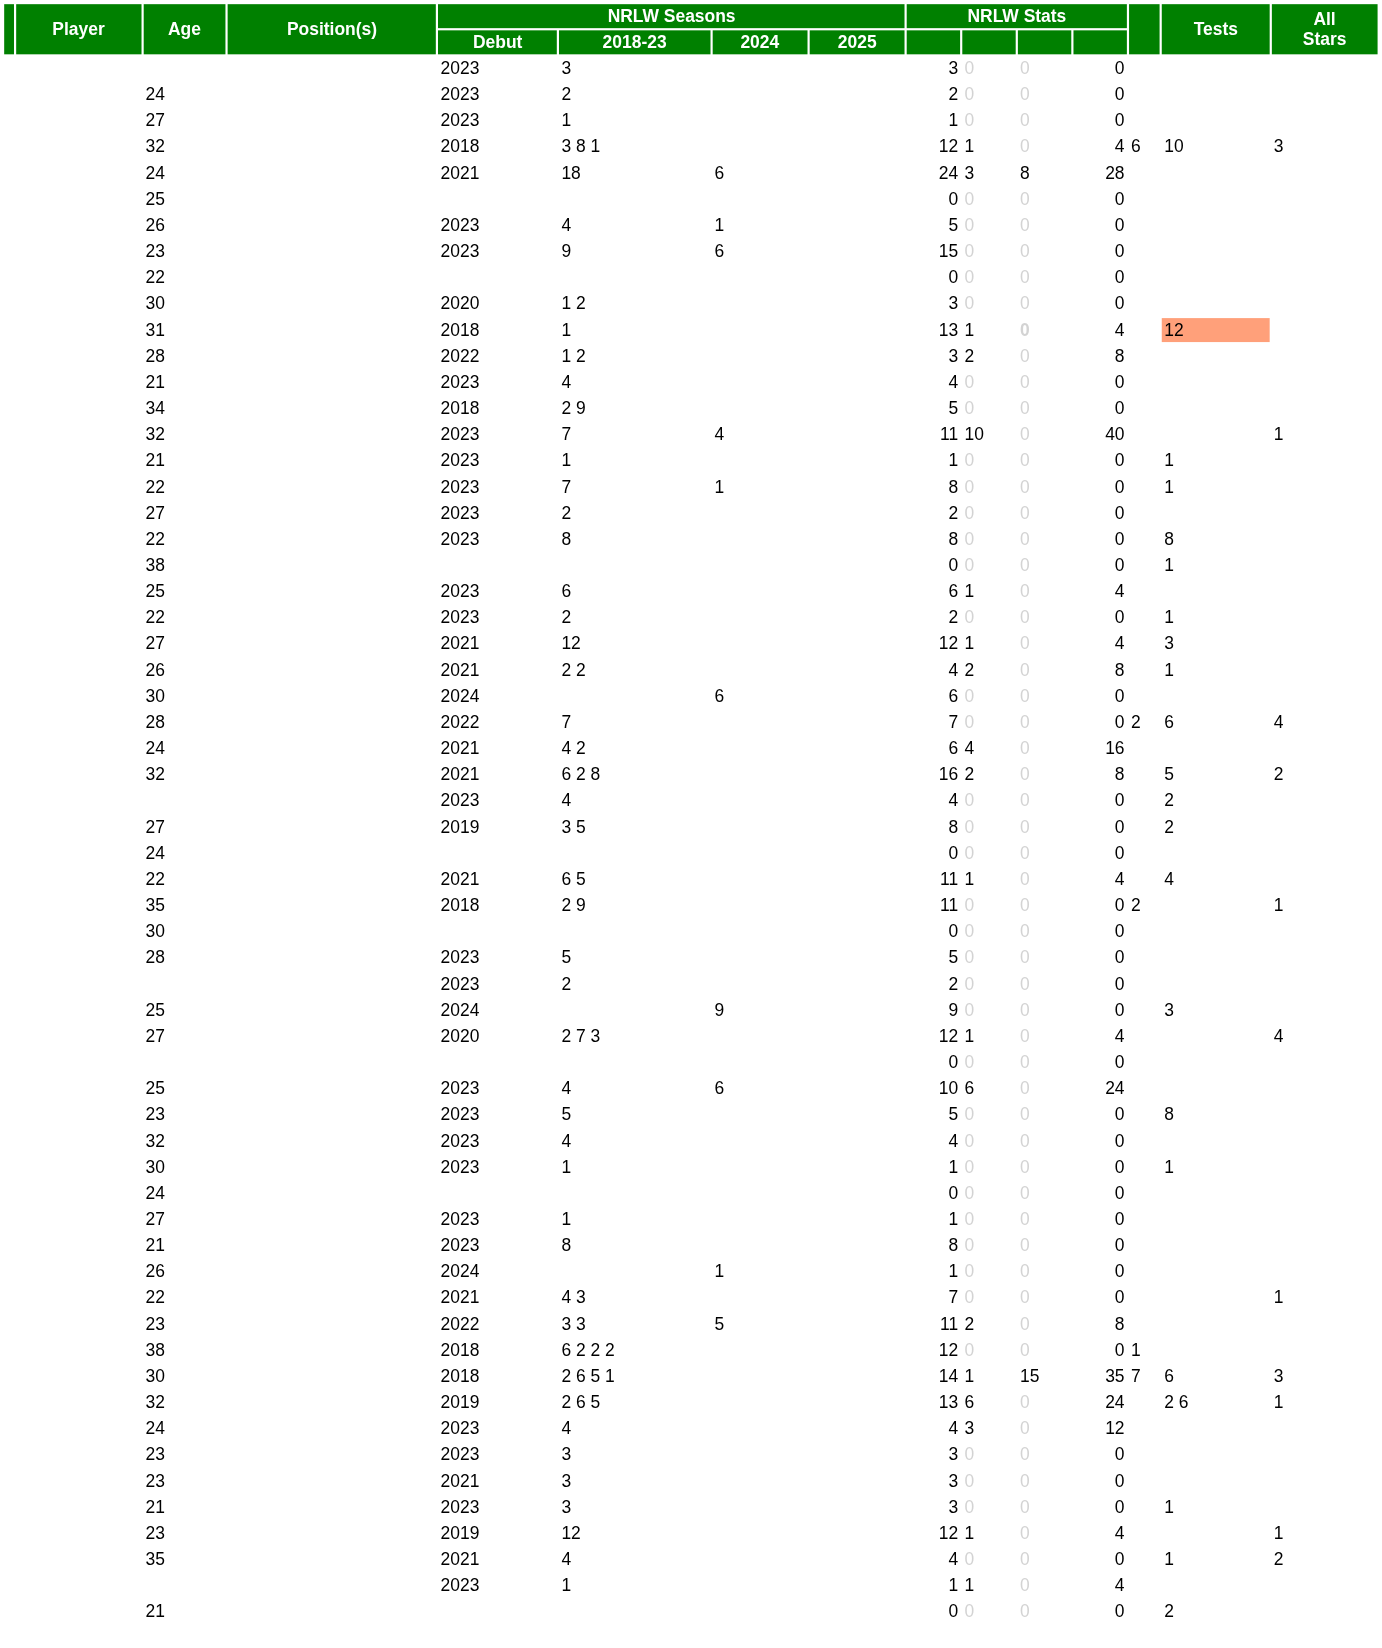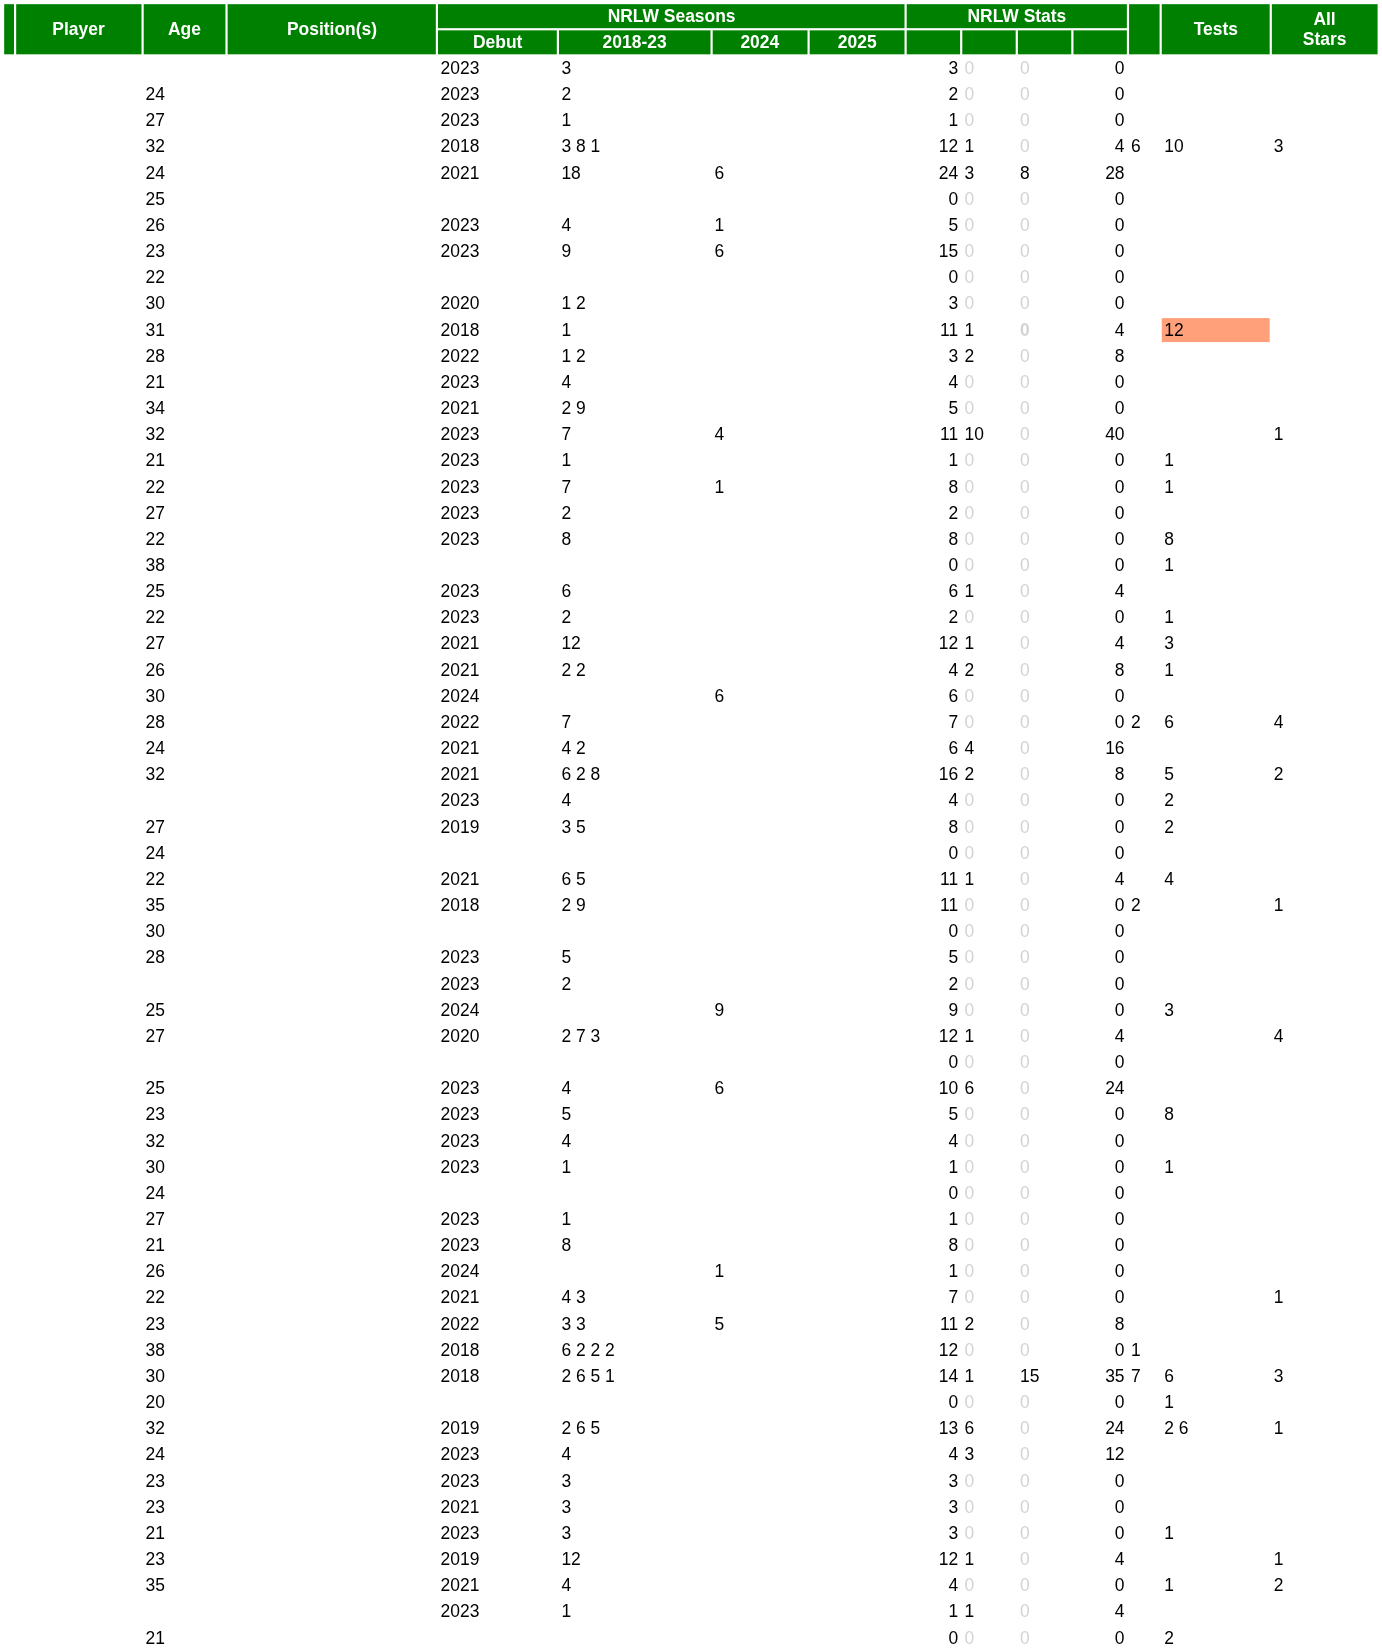(948, 330) 13 -> (949, 330) 11
(460, 408) 2018 -> (460, 408) 2021
+ row: (9, 1403)
